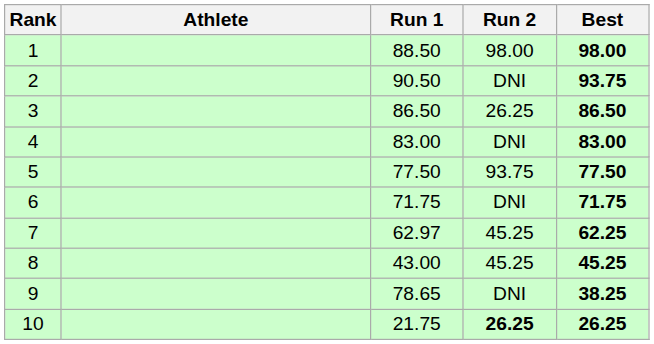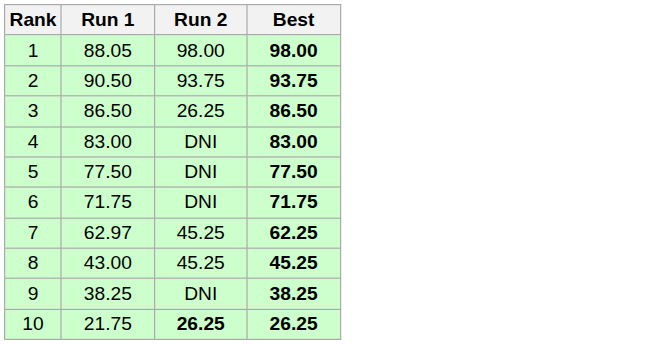- column: (216, 19)
(417, 50) 88.50 -> (108, 50) 88.05
(510, 80) DNI -> (201, 80) 93.75
(510, 171) 93.75 -> (201, 171) DNI
(417, 293) 78.65 -> (108, 293) 38.25
